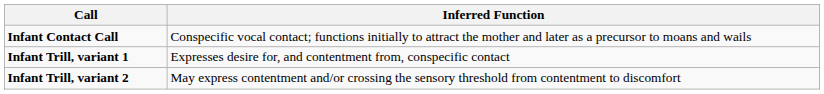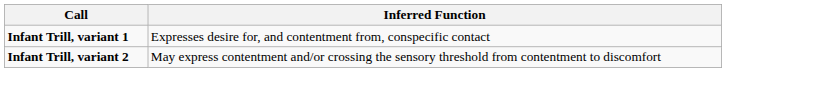- row: (63, 36)
